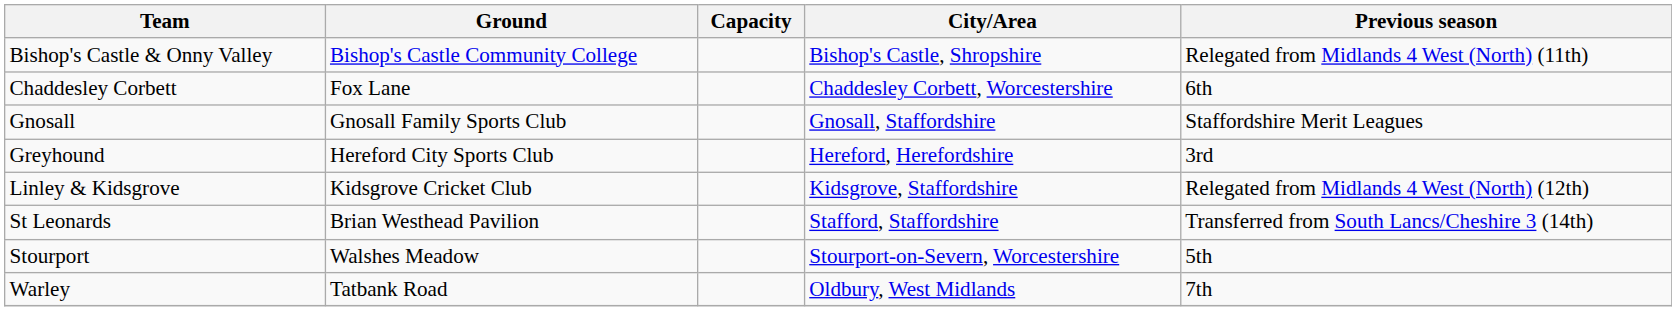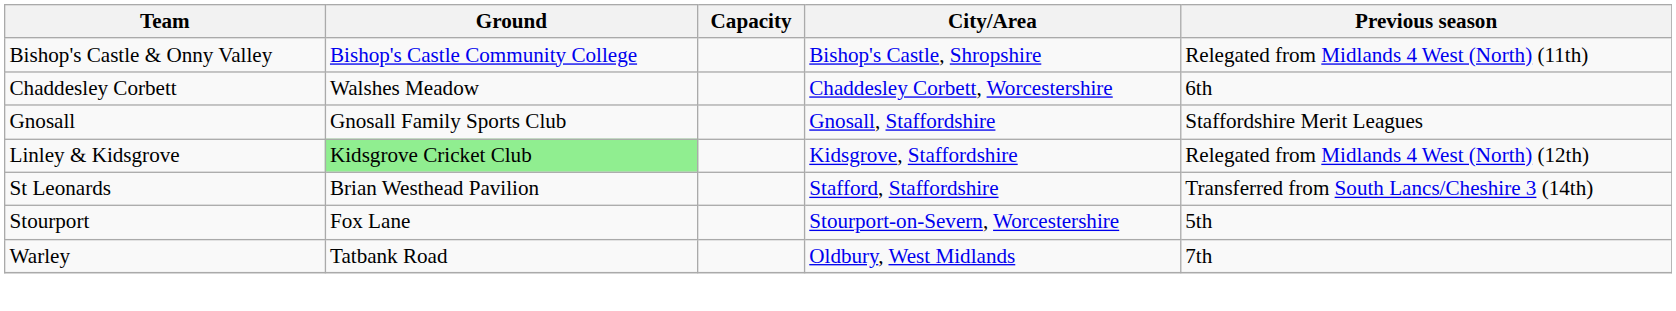(370, 88) Fox Lane -> (404, 88) Walshes Meadow
- row: (57, 155)
(431, 188) no background -> (431, 155) lightgreen background
(404, 255) Walshes Meadow -> (370, 222) Fox Lane
